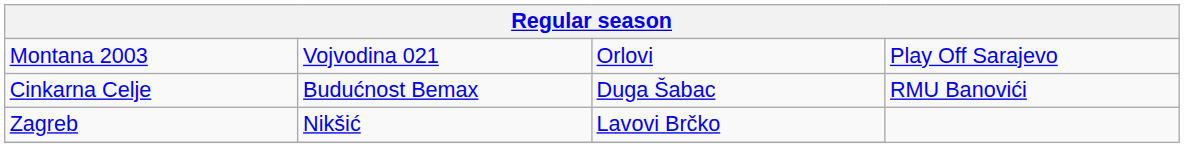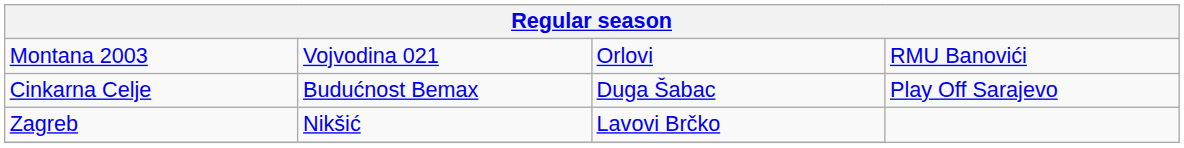(974, 55) Play Off Sarajevo -> (958, 55) RMU Banovići
(958, 90) RMU Banovići -> (974, 90) Play Off Sarajevo
